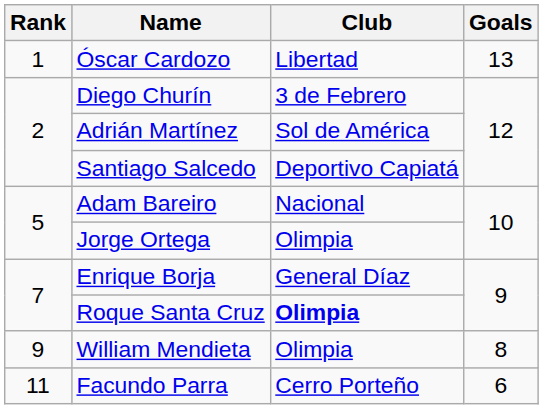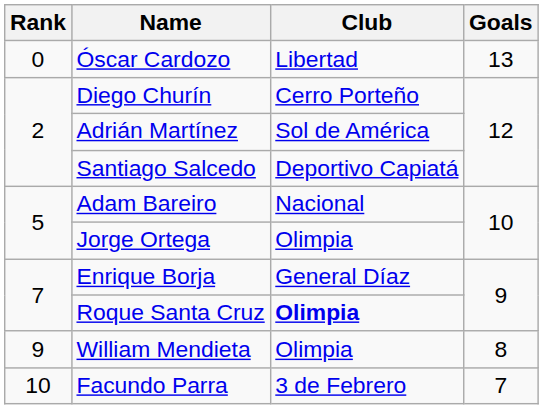(38, 58) 1 -> (38, 58) 0
(341, 95) 3 de Febrero -> (347, 95) Cerro Porteño
(38, 385) 11 -> (38, 385) 10
(347, 385) Cerro Porteño -> (341, 385) 3 de Febrero
(501, 385) 6 -> (501, 385) 7
